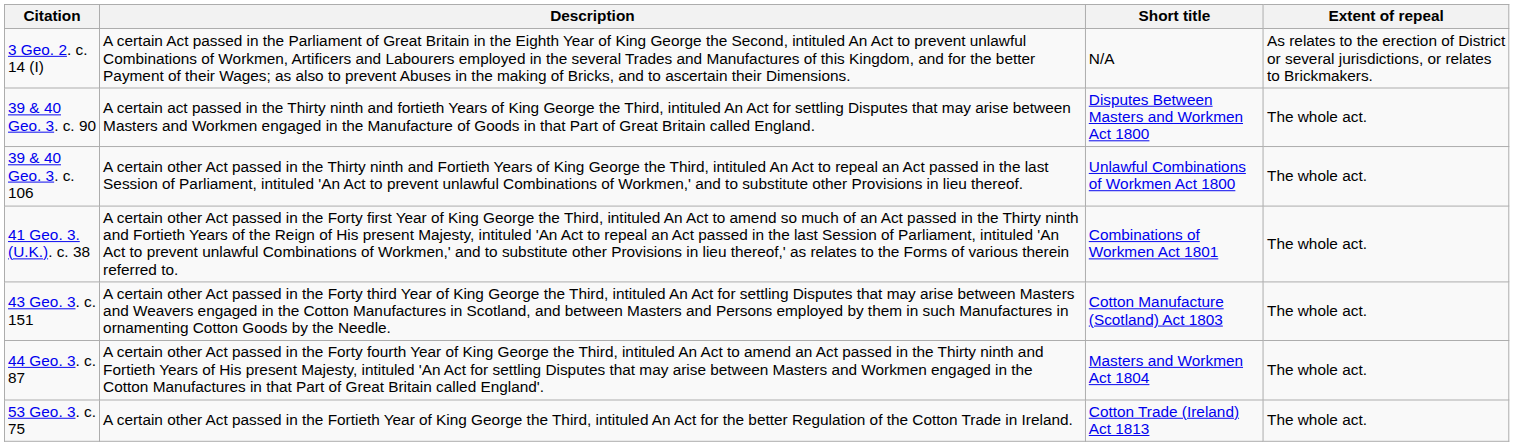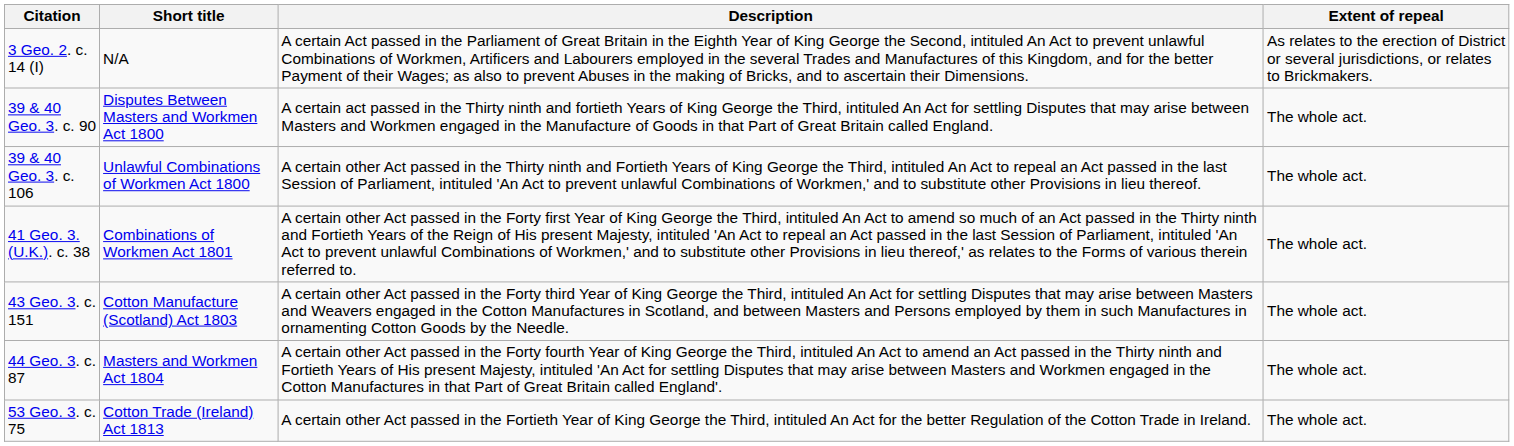columns swapped: (1174, 16) <-> (592, 16)
